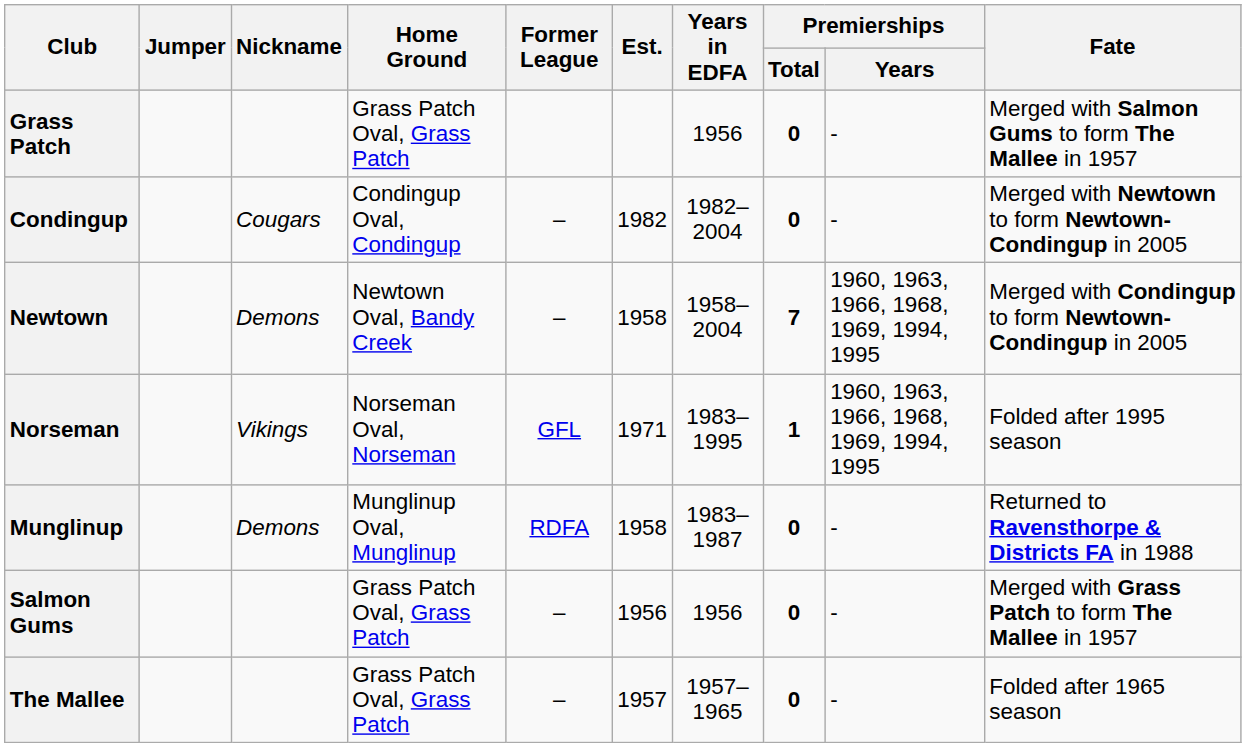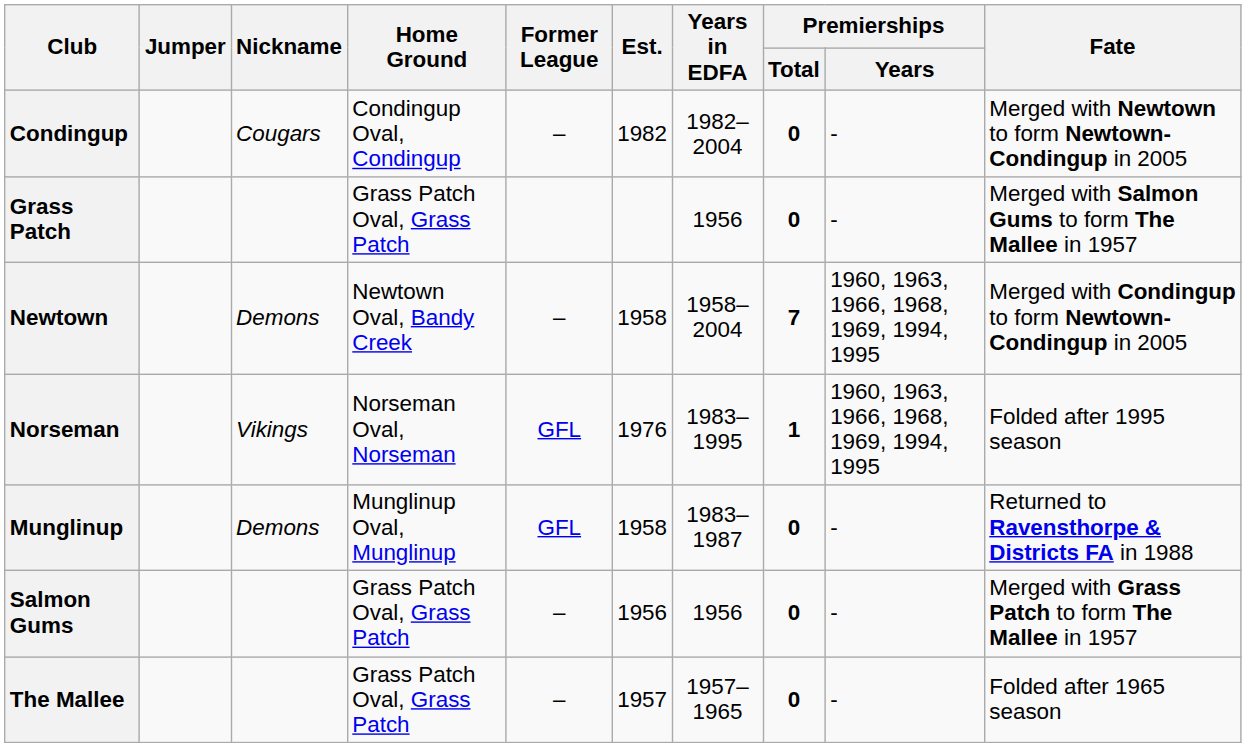rows swapped: (69, 219) <-> (42, 133)
(642, 428) 1971 -> (642, 428) 1976
(559, 527) RDFA -> (559, 527) GFL
